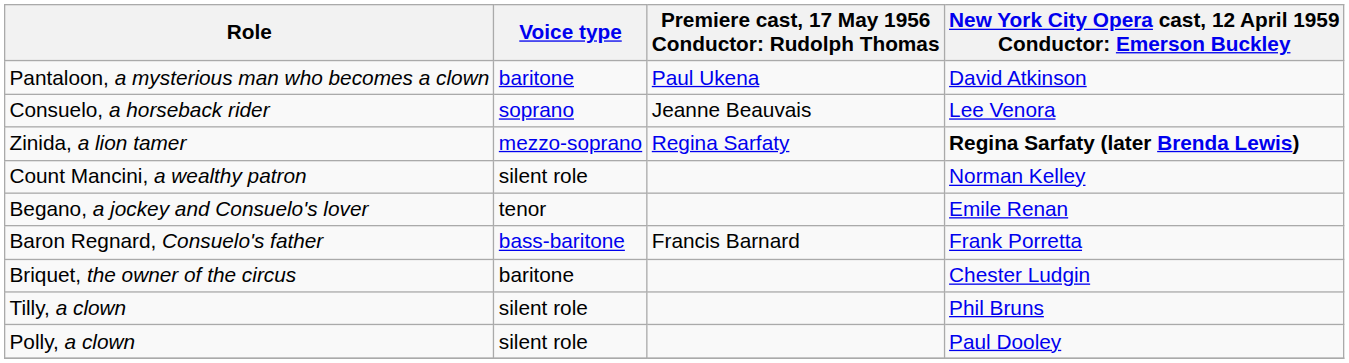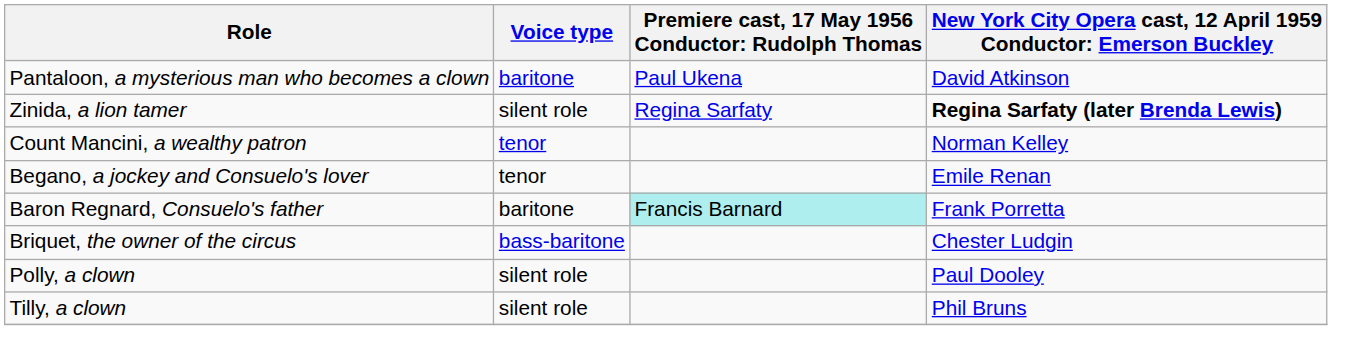- row: (140, 110)
(571, 143) mezzo-soprano -> (543, 110) silent role
(543, 176) silent role -> (523, 143) tenor
(562, 242) bass-baritone -> (536, 209) baritone
(726, 242) no background -> (708, 209) paleturquoise background
(536, 275) baritone -> (562, 242) bass-baritone
rows swapped: (72, 341) <-> (68, 308)
